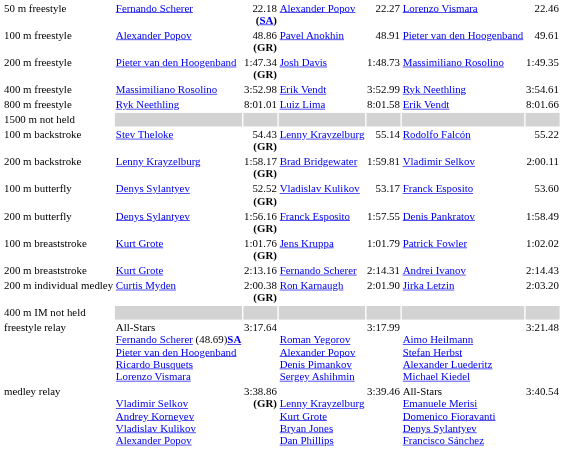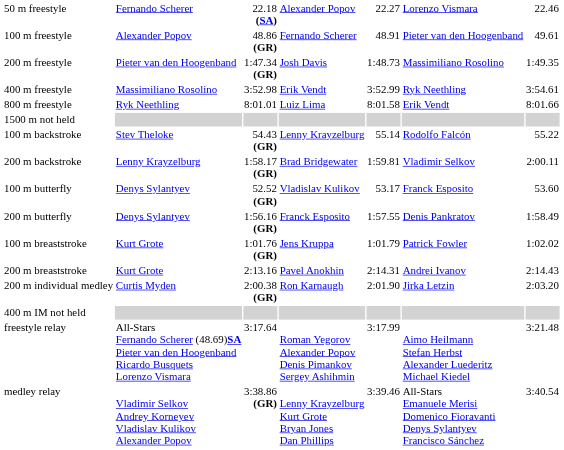(312, 35) Pavel Anokhin -> (318, 35) Fernando Scherer
(318, 270) Fernando Scherer -> (312, 270) Pavel Anokhin
